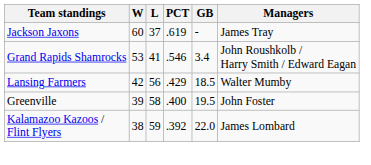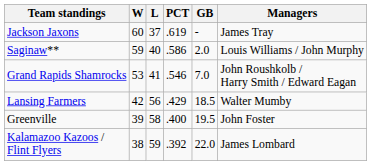+ row: (33, 50)
(202, 57) 3.4 -> (202, 75) 7.0
